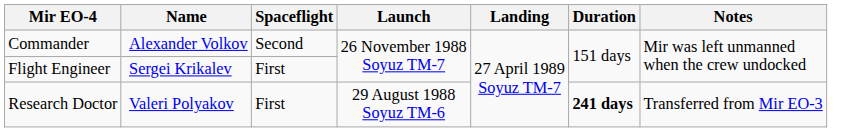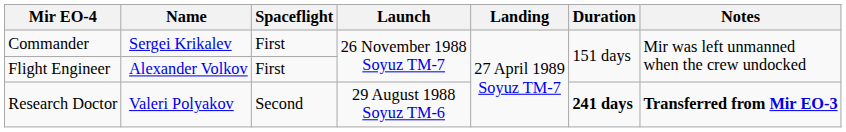(186, 43) Alexander Volkov -> (178, 43) Sergei Krikalev
(279, 43) Second -> (270, 43) First
(178, 69) Sergei Krikalev -> (186, 69) Alexander Volkov
(270, 104) First -> (279, 104) Second
(733, 104) normal -> (741, 104) bold
